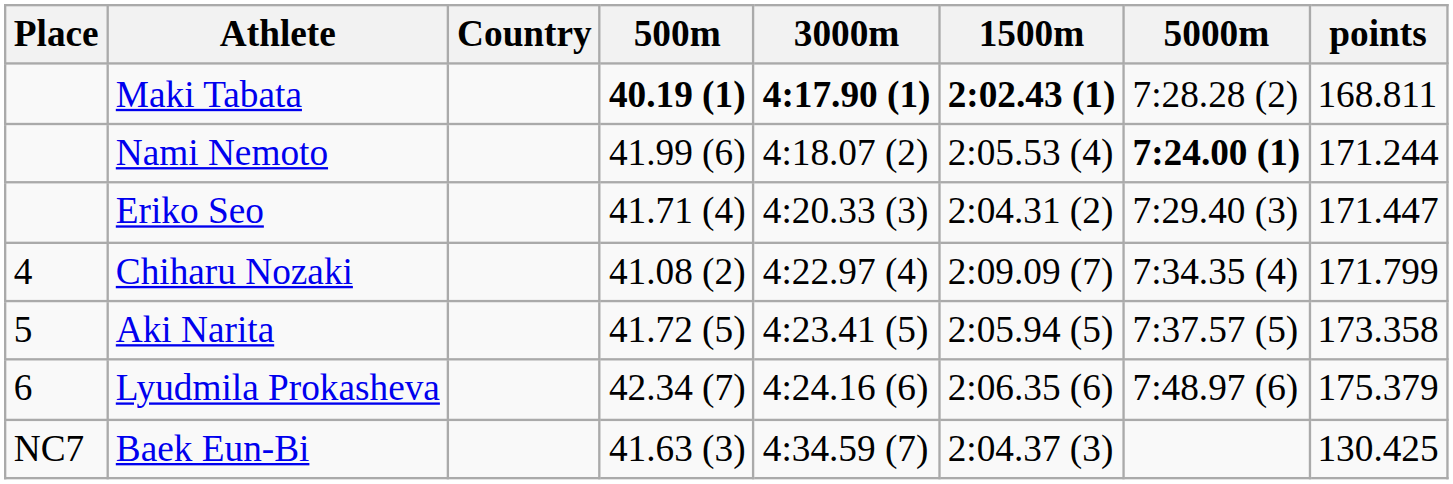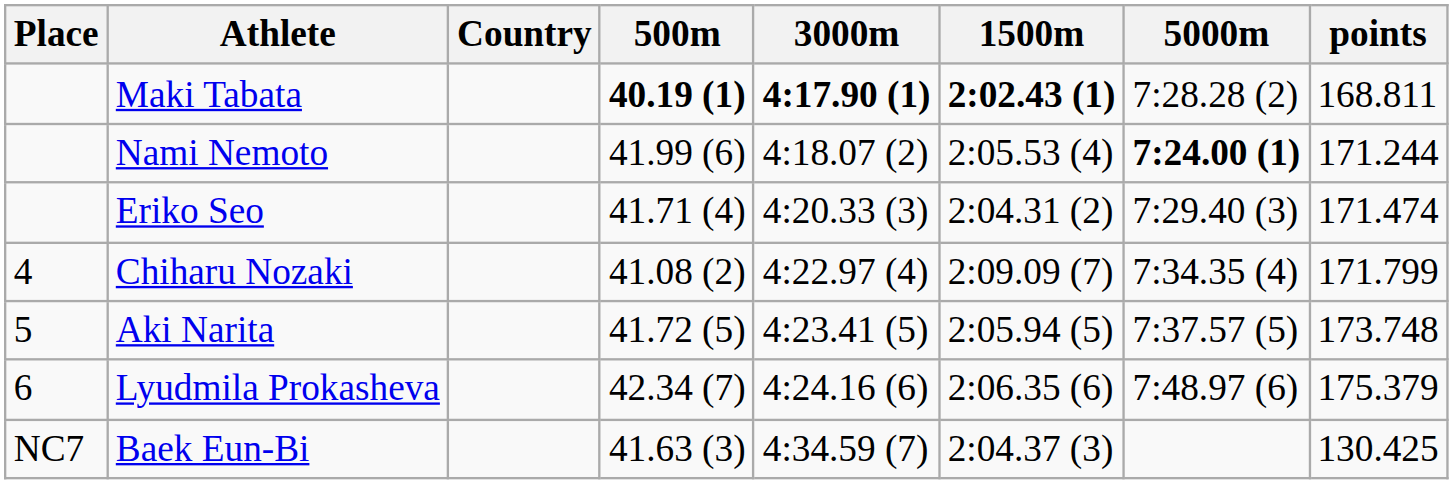(1378, 211) 171.447 -> (1378, 211) 171.474
(1378, 329) 173.358 -> (1378, 329) 173.748
